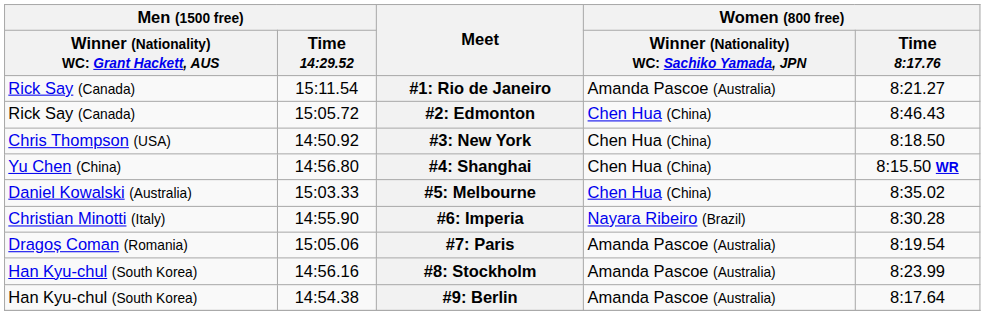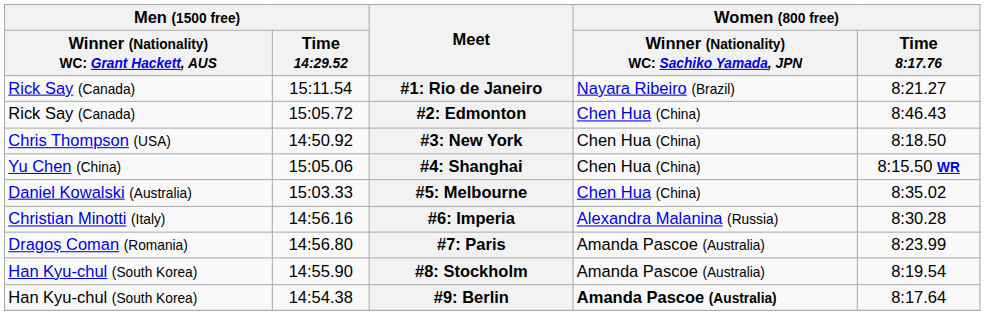(682, 88) Amanda Pascoe (Australia) -> (656, 88) Nayara Ribeiro (Brazil)
(327, 166) 14:56.80 -> (321, 166) 15:05.06
(327, 219) 14:55.90 -> (321, 219) 14:56.16
(667, 219) Nayara Ribeiro (Brazil) -> (678, 219) Alexandra Malanina (Russia)
(327, 245) 15:05.06 -> (321, 245) 14:56.80
(917, 245) 8:19.54 -> (919, 245) 8:23.99
(327, 271) 14:56.16 -> (321, 271) 14:55.90
(917, 271) 8:23.99 -> (919, 271) 8:19.54
(682, 297) normal -> (677, 297) bold
